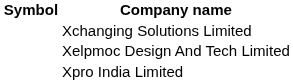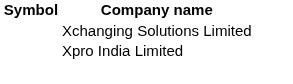- row: (176, 51)
